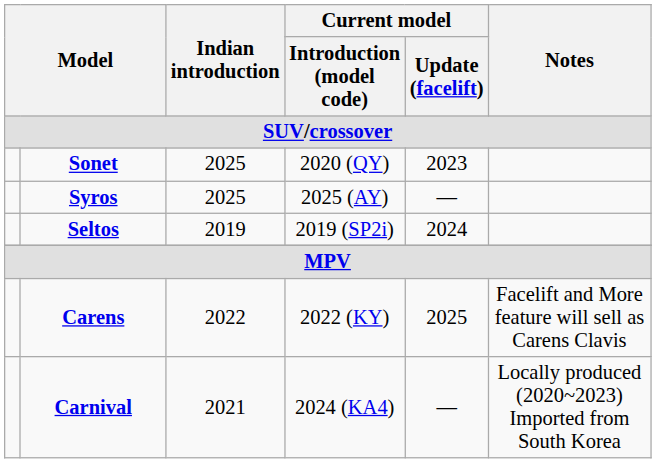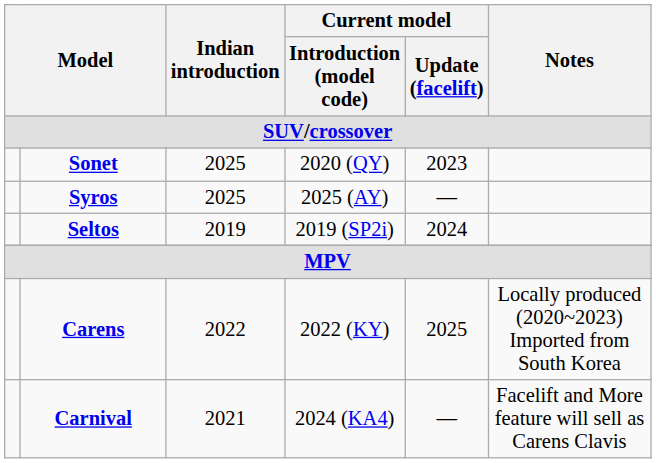(569, 317) Facelift and More feature will sell as Carens Clavis -> (569, 328) Locally produced (2020~2023) Imported from South Korea
(569, 407) Locally produced (2020~2023) Imported from South Korea -> (569, 418) Facelift and More feature will sell as Carens Clavis
